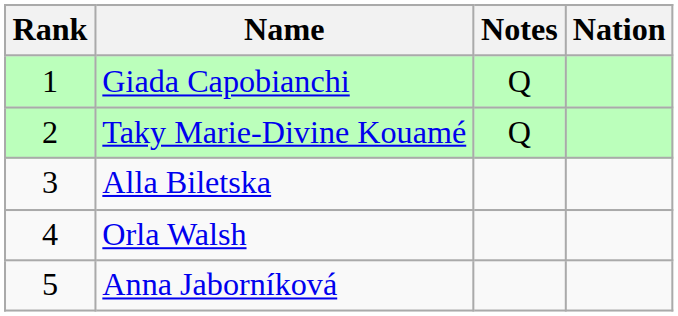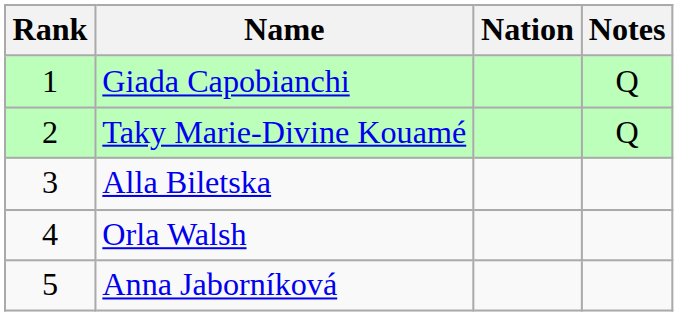columns swapped: (619, 30) <-> (519, 30)
